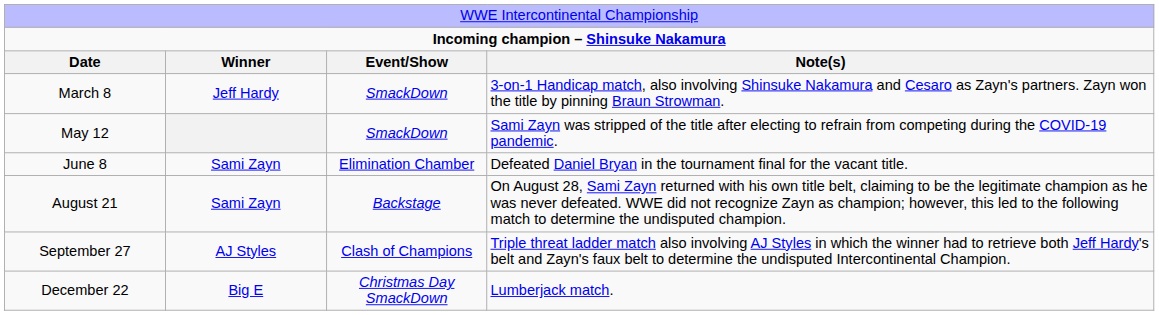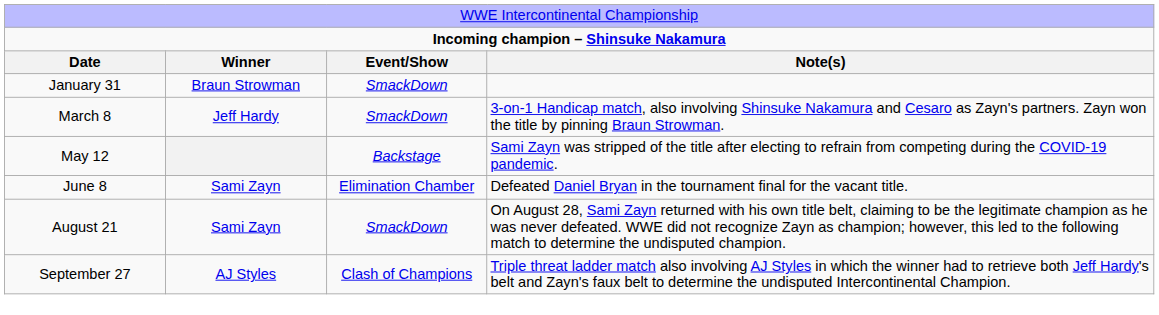+ row: (85, 85)
(407, 132) SmackDown -> (407, 156) Backstage
(407, 203) Backstage -> (407, 226) SmackDown
- row: (85, 290)
